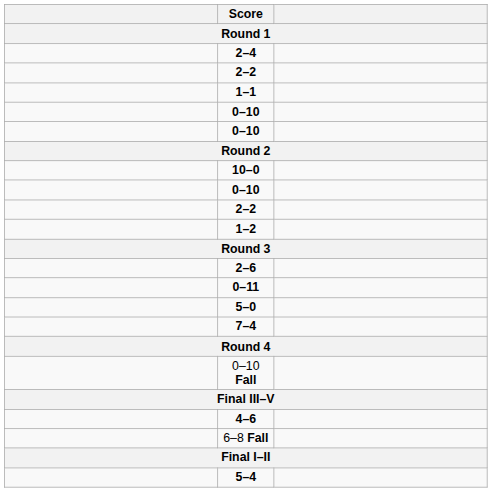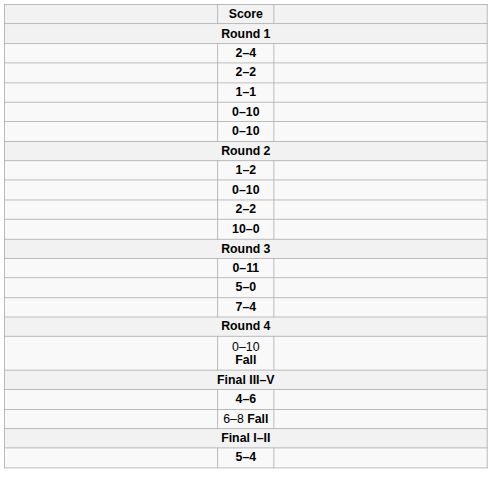rows swapped: (111, 170) <-> (111, 229)
- row: (111, 268)
